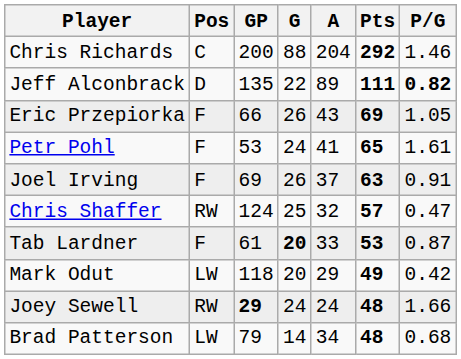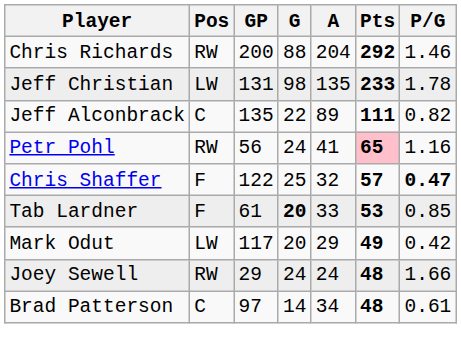(200, 52) C -> (206, 52) RW
+ row: (91, 84)
(200, 84) D -> (200, 116) C
(428, 84) bold -> (428, 116) normal
- row: (97, 116)
(200, 148) F -> (206, 148) RW
(250, 148) 53 -> (250, 148) 56
(372, 148) no background -> (372, 148) pink background
(428, 148) 1.61 -> (428, 148) 1.16
- row: (74, 180)
(206, 211) RW -> (200, 180) F
(256, 211) 124 -> (256, 180) 122
(428, 211) normal -> (428, 180) bold
(428, 243) 0.87 -> (428, 211) 0.85
(256, 275) 118 -> (256, 243) 117
(250, 307) bold -> (250, 275) normal
(206, 338) LW -> (200, 307) C
(250, 338) 79 -> (250, 307) 97
(428, 338) 0.68 -> (428, 307) 0.61
